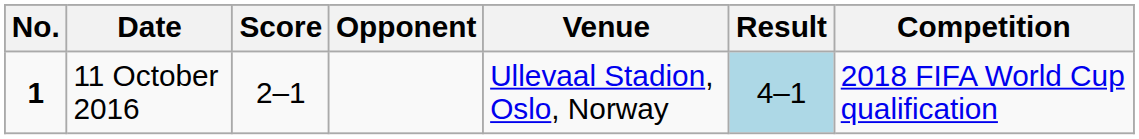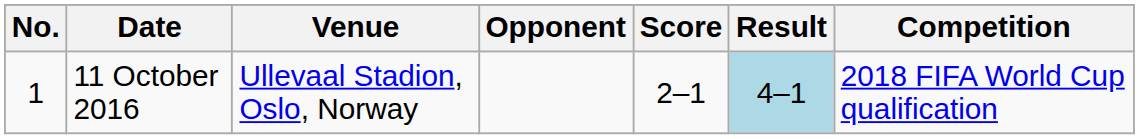columns swapped: (606, 28) <-> (281, 28)
(36, 92) bold -> (36, 92) normal
